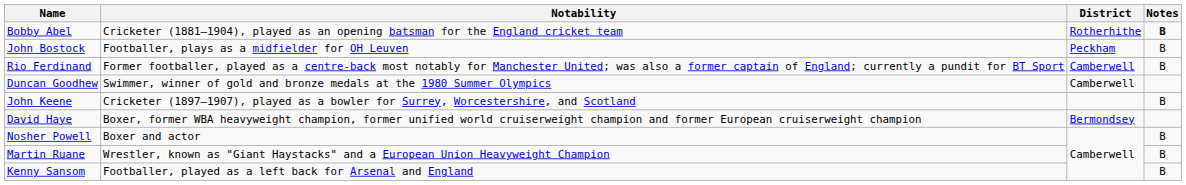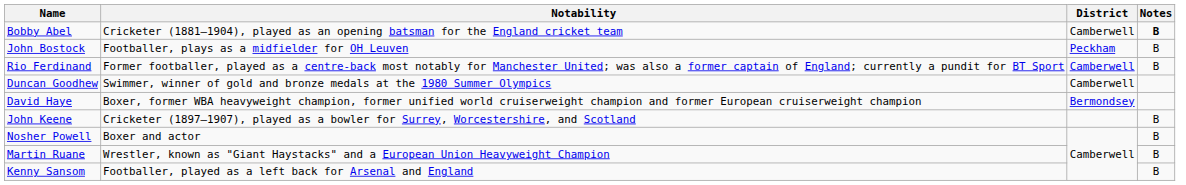(1105, 31) Rotherhithe -> (1102, 31) Camberwell
rows swapped: (39, 119) <-> (39, 101)
